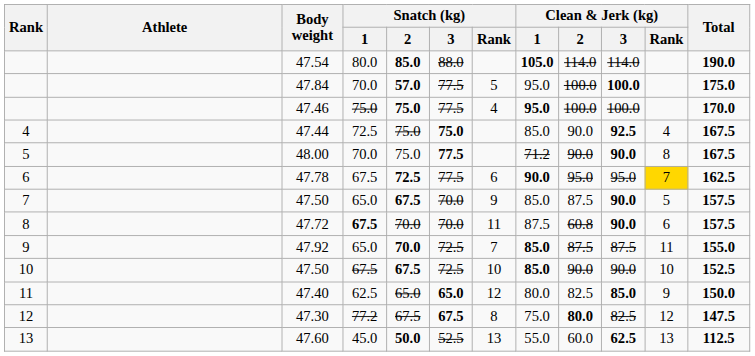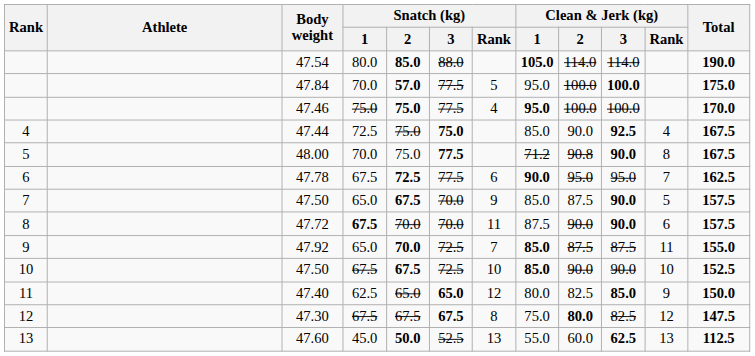(580, 154) 90.0 -> (580, 154) 90.8
(666, 177) gold background -> (666, 177) no background
(580, 223) 60.8 -> (580, 223) 90.0
(365, 316) 77.2 -> (365, 316) 67.5
